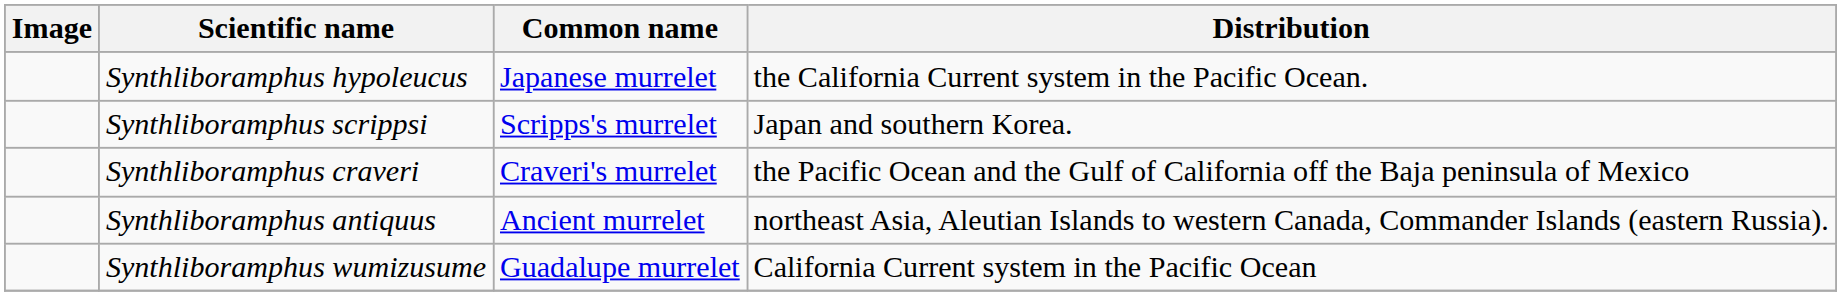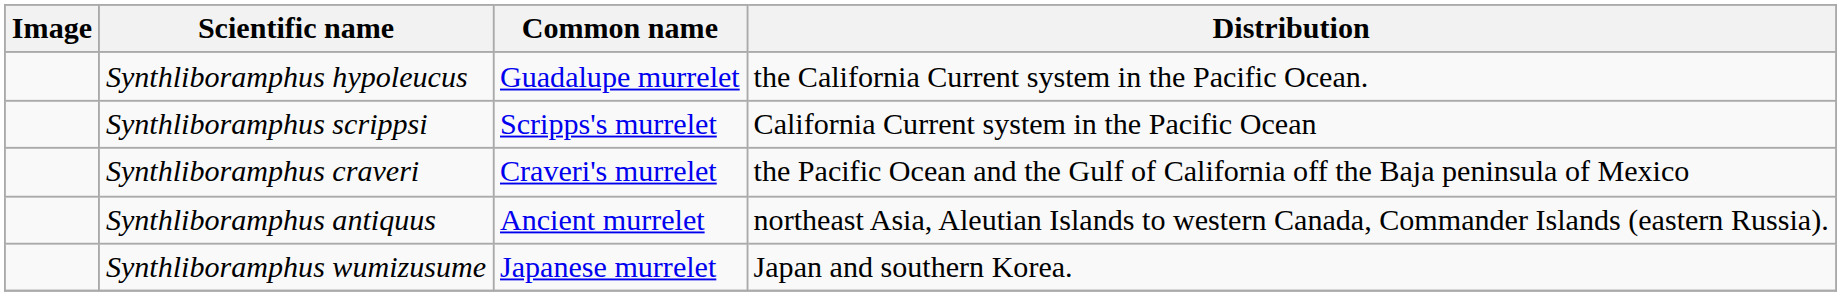(608, 76) Japanese murrelet -> (620, 76) Guadalupe murrelet
(913, 123) Japan and southern Korea. -> (1035, 123) California Current system in the Pacific Ocean
(620, 266) Guadalupe murrelet -> (608, 266) Japanese murrelet
(1035, 266) California Current system in the Pacific Ocean -> (913, 266) Japan and southern Korea.
